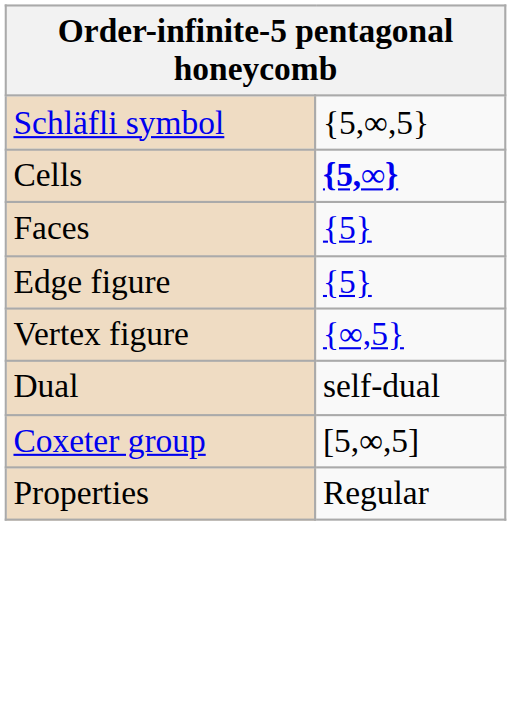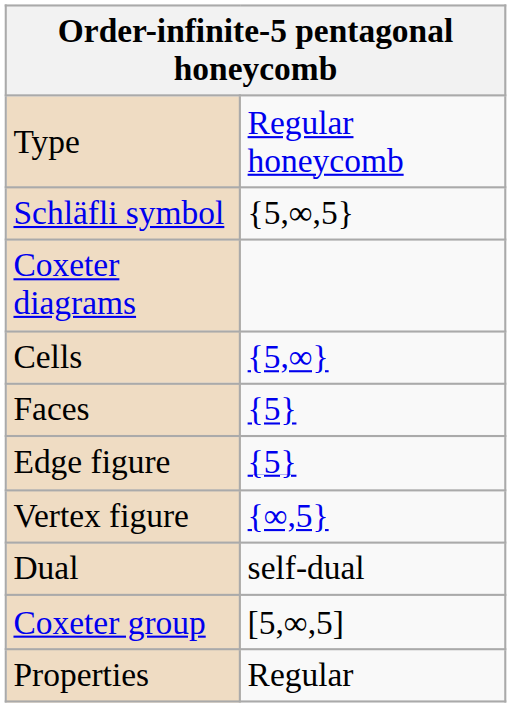+ row: (47, 140)
+ row: (75, 284)
(361, 175) bold -> (288, 356) normal
